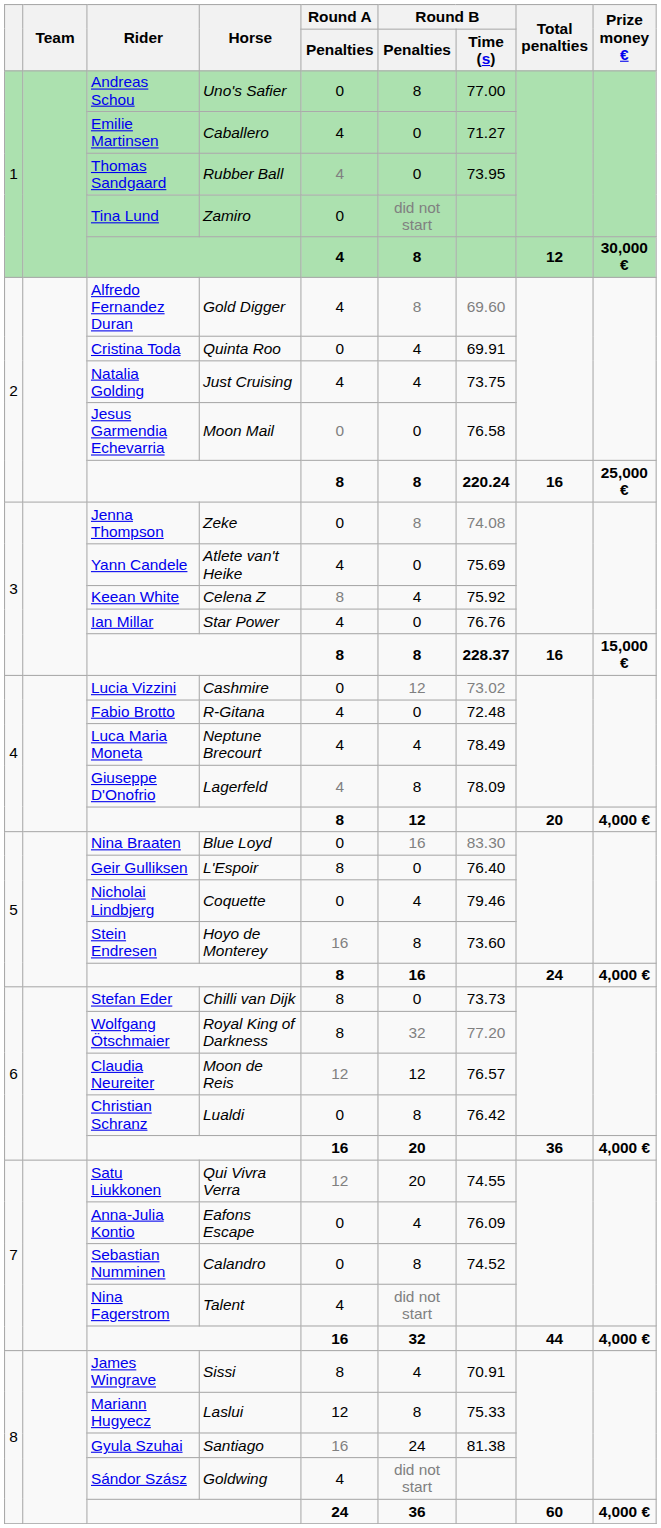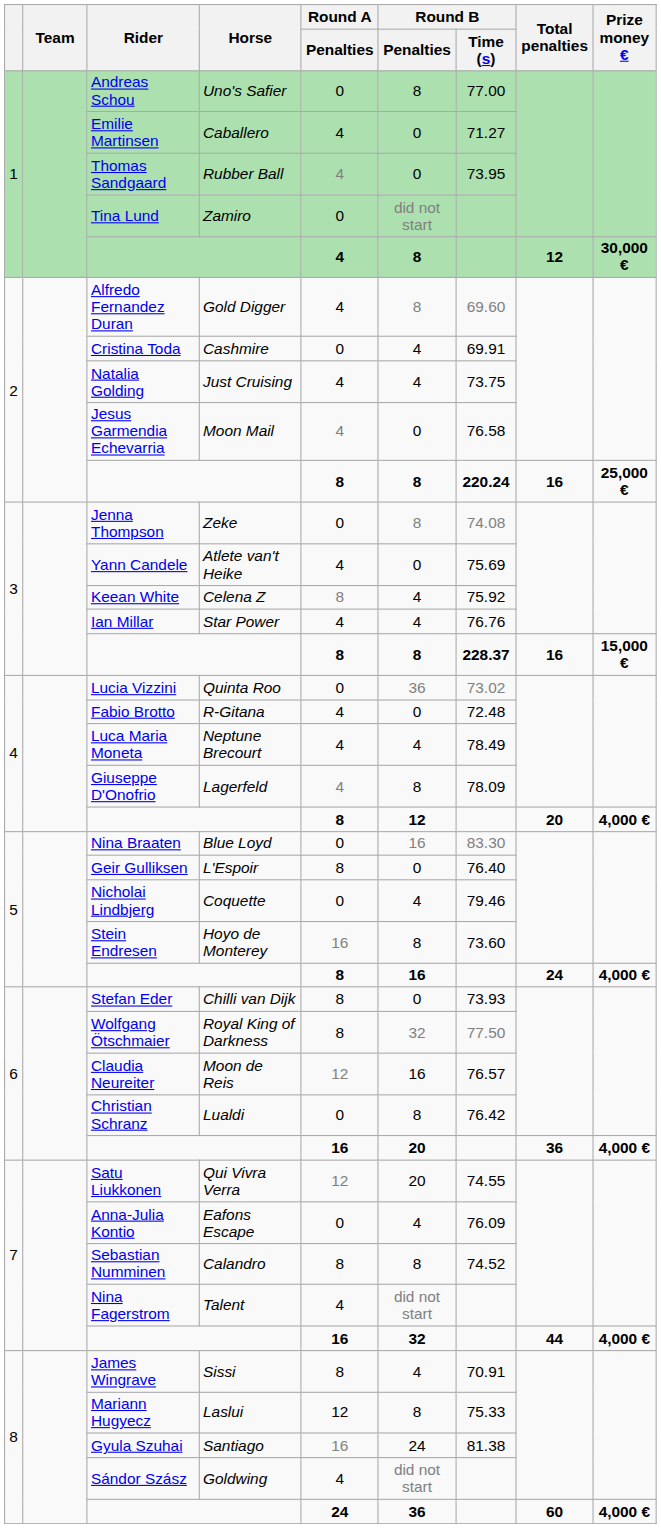(242, 349) Quinta Roo -> (236, 349) Cashmire
(340, 432) 0 -> (340, 432) 4
(417, 622) 0 -> (417, 622) 4
(236, 688) Cashmire -> (242, 688) Quinta Roo
(417, 688) 12 -> (417, 688) 36
(486, 1000) 73.73 -> (486, 1000) 73.93
(486, 1033) 77.20 -> (486, 1033) 77.50
(417, 1074) 12 -> (417, 1074) 16
(340, 1264) 0 -> (340, 1264) 8
